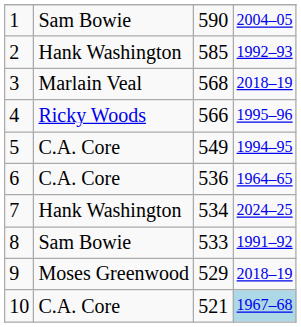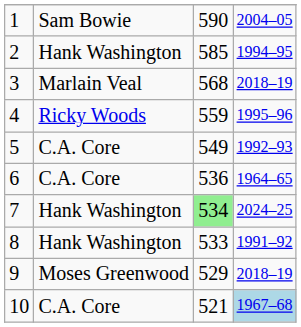(265, 52) 1992–93 -> (265, 52) 1994–95
(213, 115) 566 -> (213, 115) 559
(265, 147) 1994–95 -> (265, 147) 1992–93
(213, 210) no background -> (213, 210) lightgreen background
(85, 242) Sam Bowie -> (110, 242) Hank Washington
